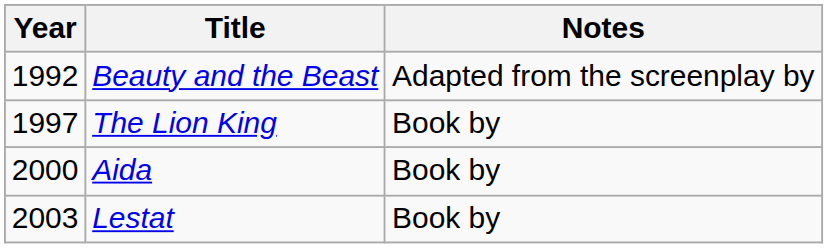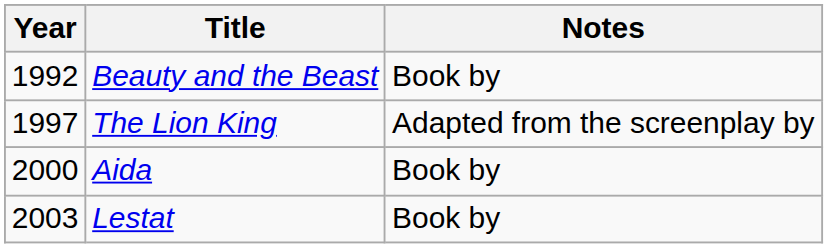(603, 75) Adapted from the screenplay by -> (446, 75) Book by
(446, 123) Book by -> (603, 123) Adapted from the screenplay by
